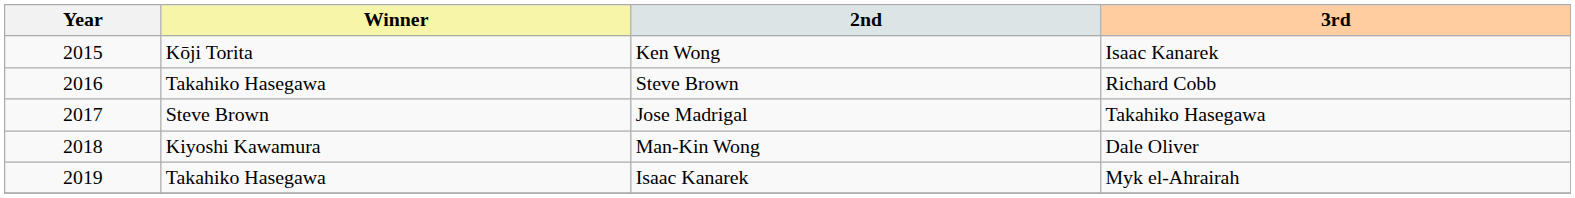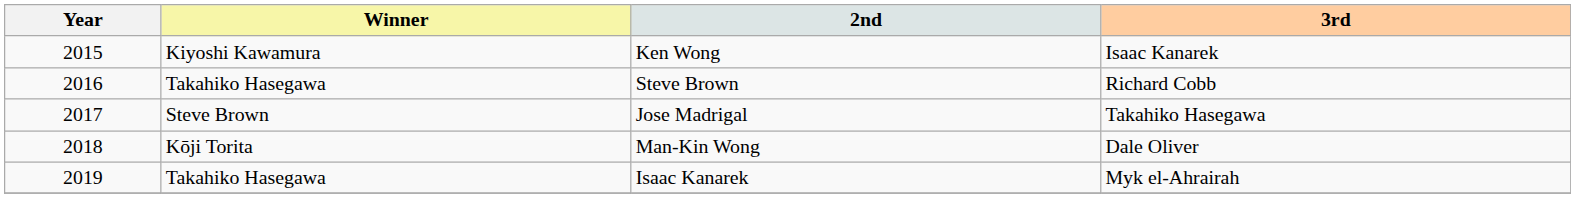(209, 51) Kōji Torita -> (243, 51) Kiyoshi Kawamura
(243, 146) Kiyoshi Kawamura -> (209, 146) Kōji Torita
